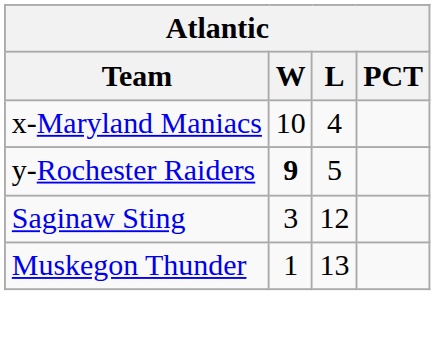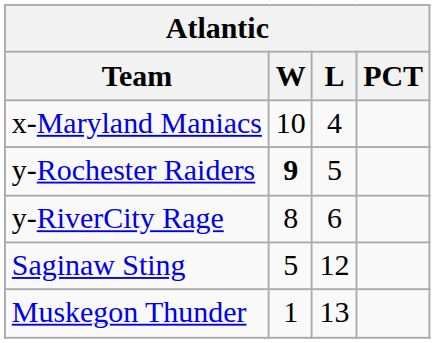+ row: (118, 218)
(291, 218) 3 -> (291, 265) 5
